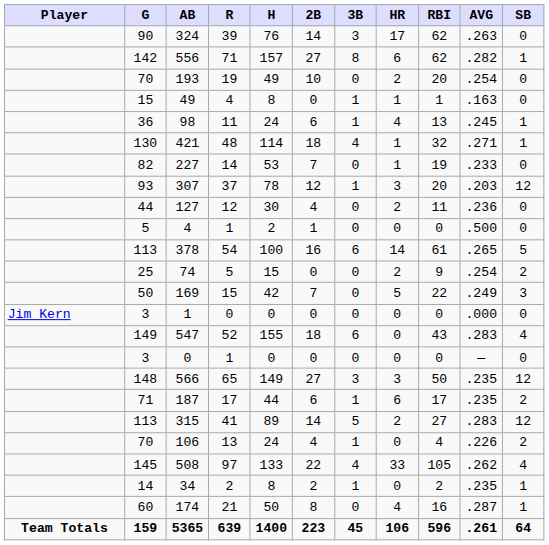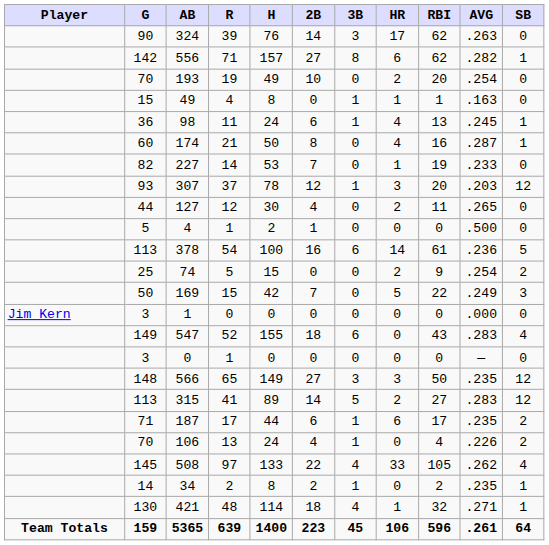rows swapped: (187, 507) <-> (187, 144)
(481, 208) .236 -> (481, 208) .265
(481, 251) .265 -> (481, 251) .236
rows swapped: (187, 422) <-> (187, 400)
